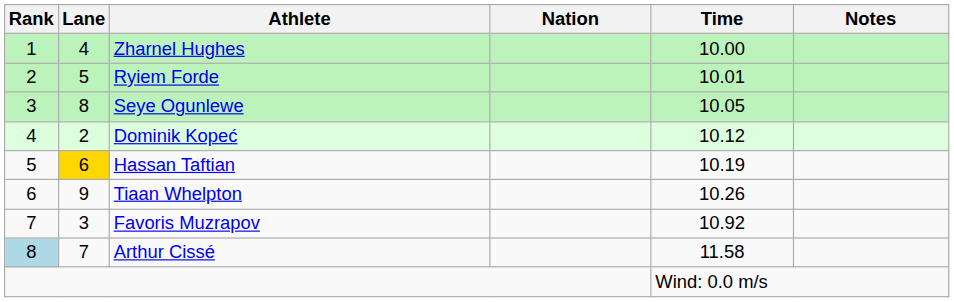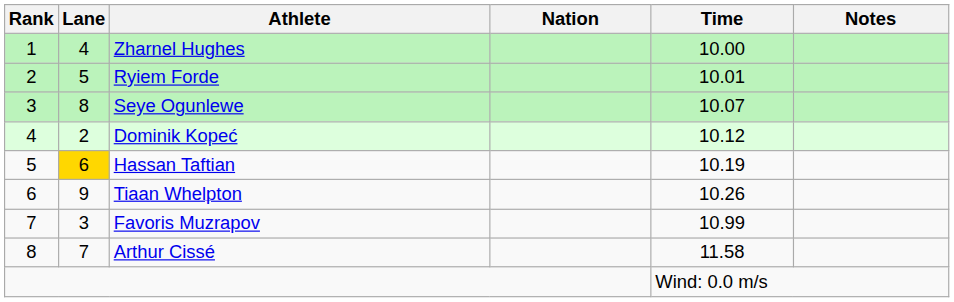(722, 106) 10.05 -> (722, 106) 10.07
(722, 223) 10.92 -> (722, 223) 10.99
(31, 252) lightblue background -> (31, 252) no background
